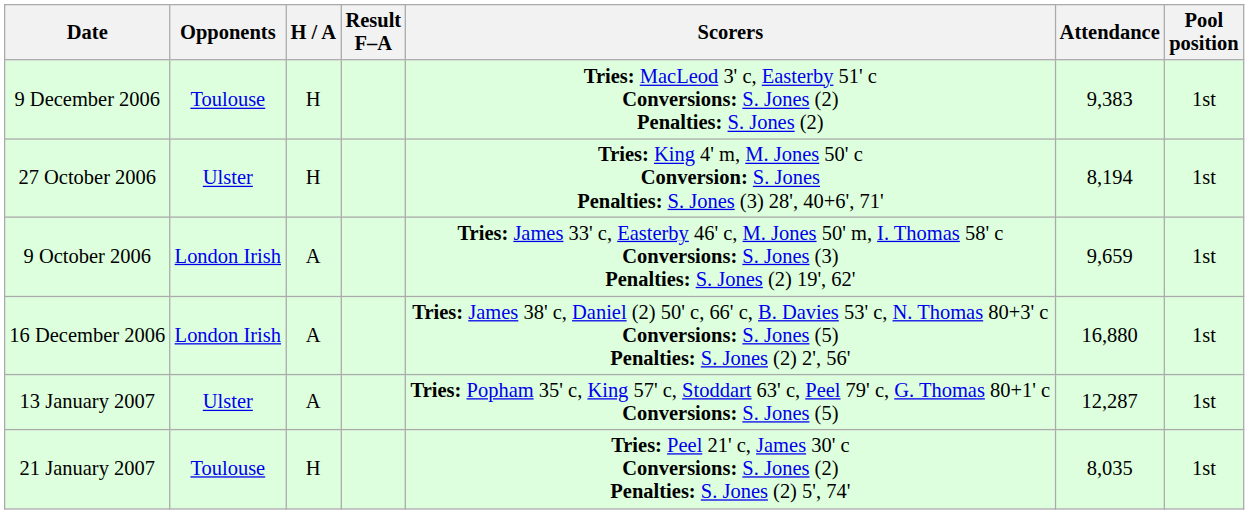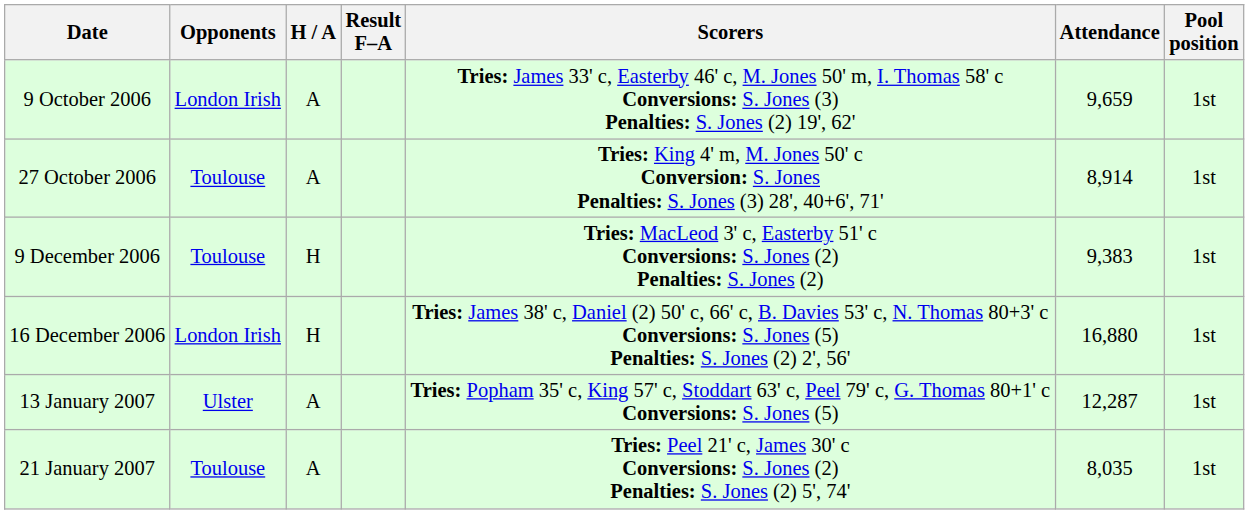rows swapped: (87, 256) <-> (87, 99)
(228, 177) Ulster -> (228, 177) Toulouse
(313, 177) H -> (313, 177) A
(1110, 177) 8,194 -> (1110, 177) 8,914
(313, 334) A -> (313, 334) H
(313, 469) H -> (313, 469) A
